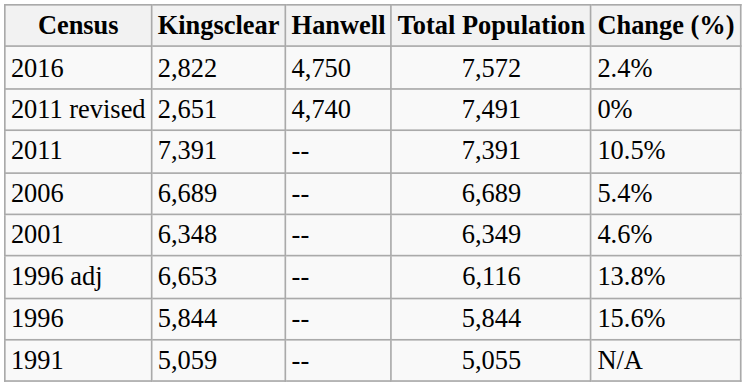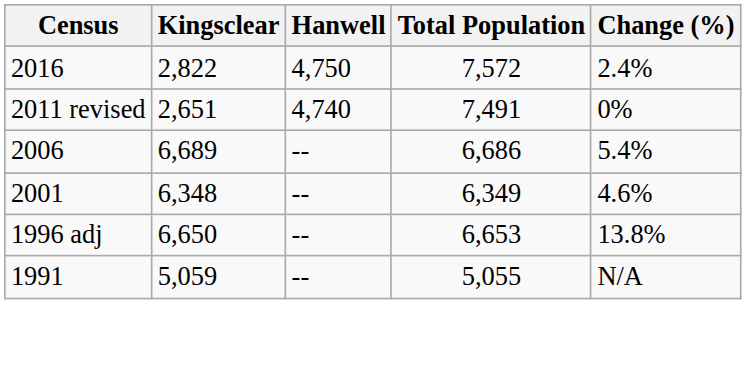- row: (37, 151)
(491, 192) 6,689 -> (491, 151) 6,686
(187, 276) 6,653 -> (187, 234) 6,650
(491, 276) 6,116 -> (491, 234) 6,653
- row: (37, 318)
